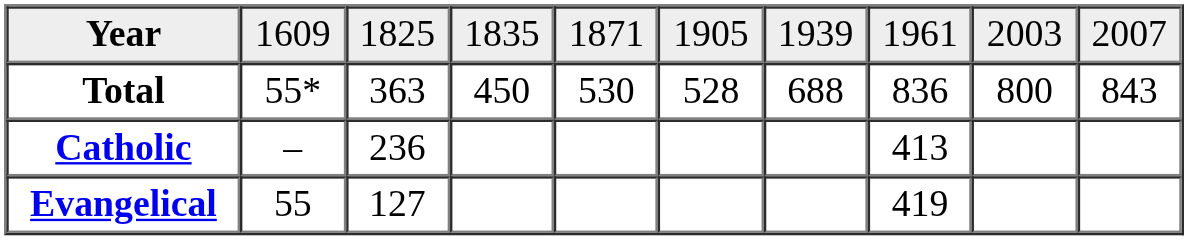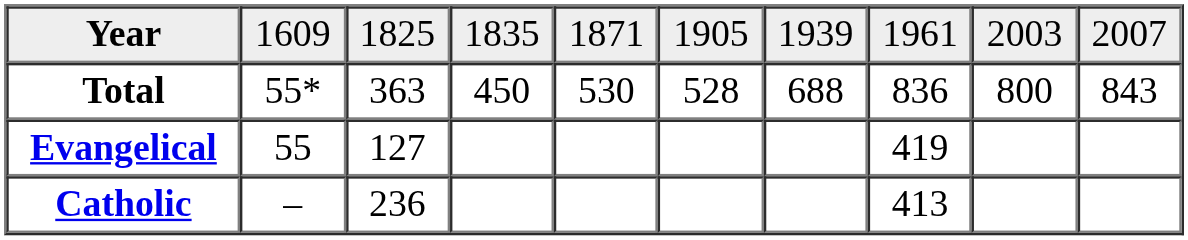rows swapped: (123, 147) <-> (123, 203)
